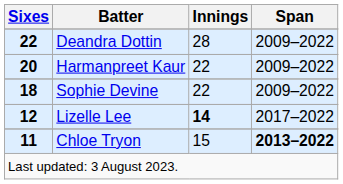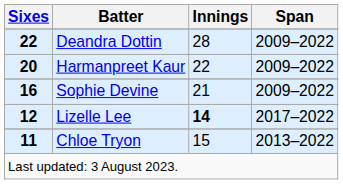(29, 91) 18 -> (29, 91) 16
(201, 91) 22 -> (201, 91) 21
(295, 141) bold -> (295, 141) normal
